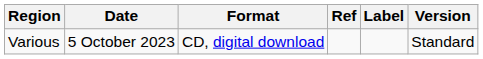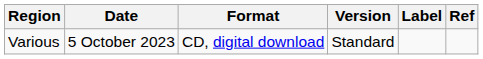columns swapped: (443, 16) <-> (344, 16)
